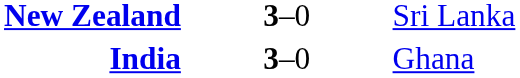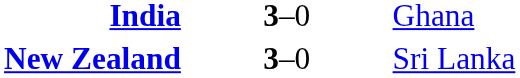rows swapped: (145, 58) <-> (92, 15)
